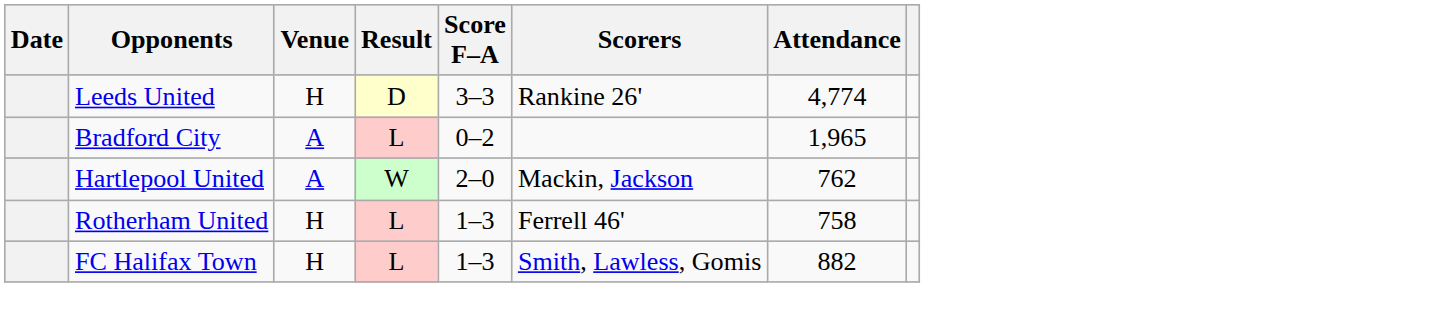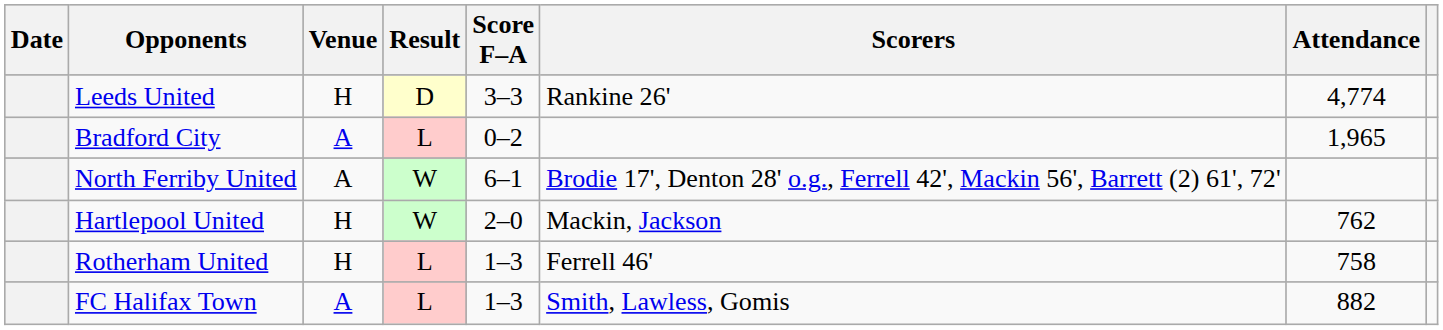+ row: (186, 178)
(315, 178) A -> (343, 219) H
(315, 261) H -> (343, 302) A
